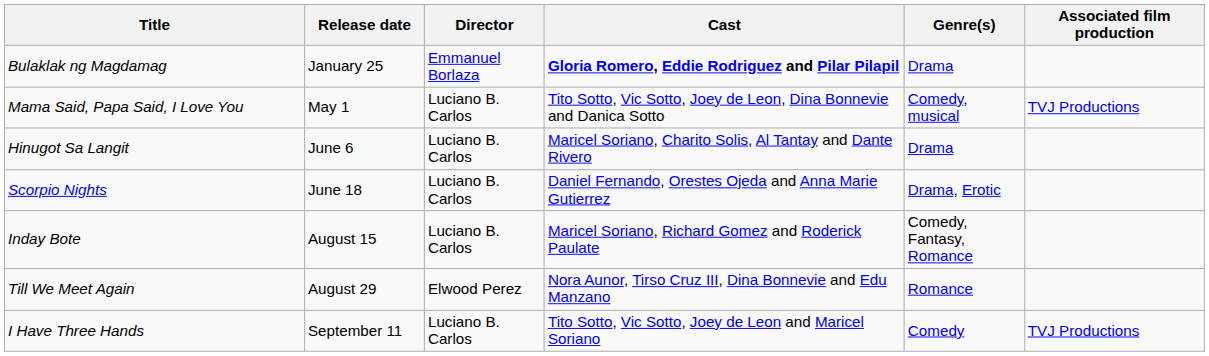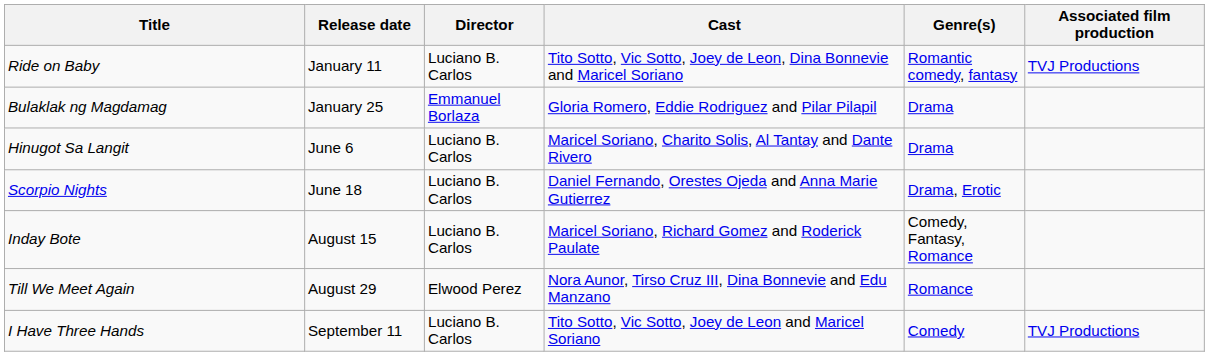+ row: (54, 66)
(724, 66) bold -> (712, 107) normal
- row: (126, 107)
